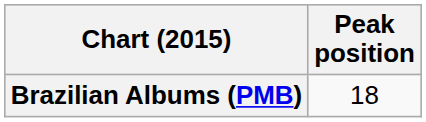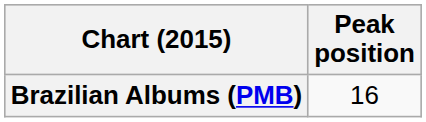(365, 95) 18 -> (365, 95) 16
